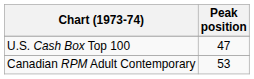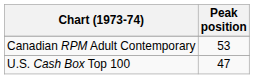rows swapped: (69, 45) <-> (101, 64)
